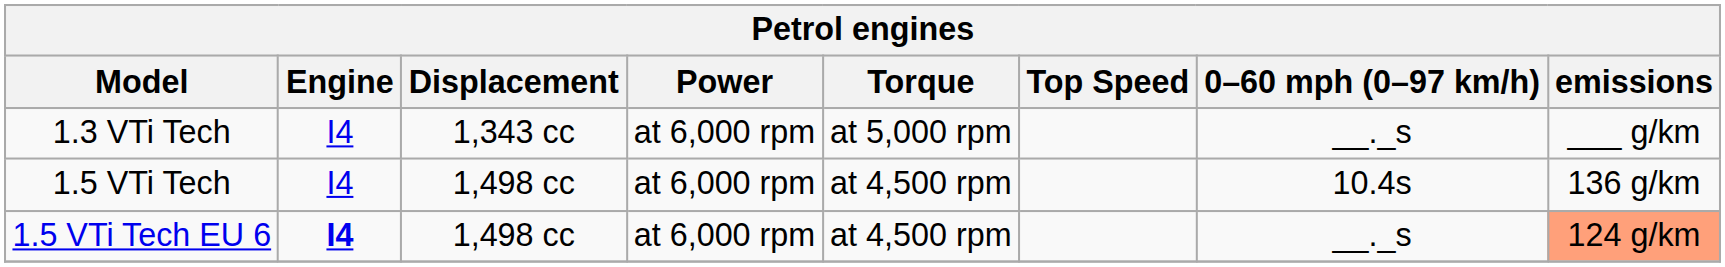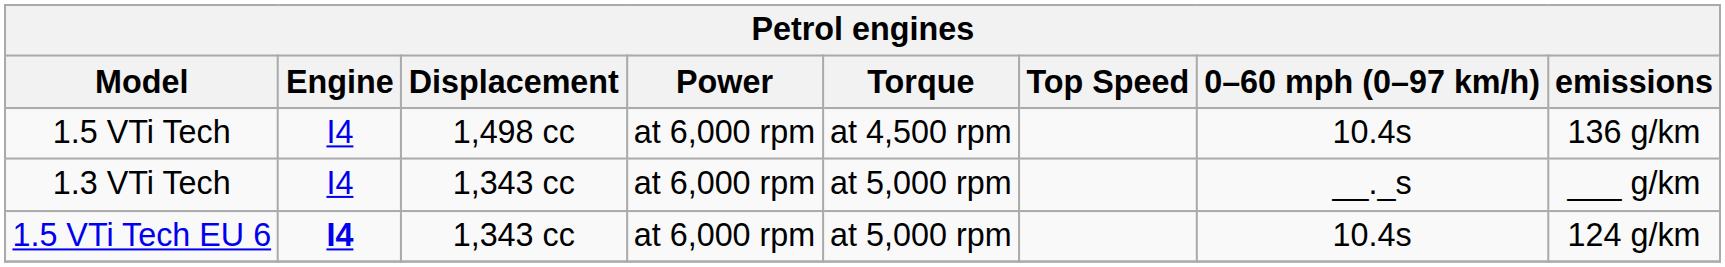rows swapped: (142, 132) <-> (142, 183)
(514, 235) 1,498 cc -> (514, 235) 1,343 cc
(921, 235) at 4,500 rpm -> (921, 235) at 5,000 rpm
(1372, 235) __._s -> (1372, 235) 10.4s
(1634, 235) lightsalmon background -> (1634, 235) no background
